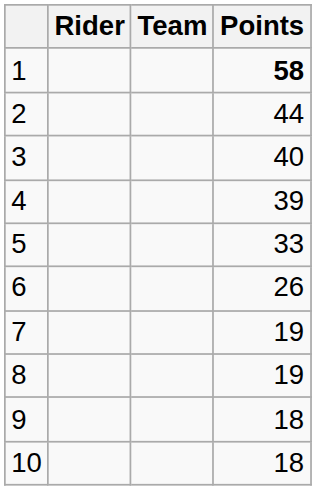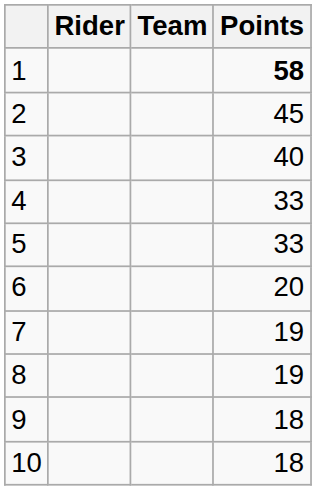(289, 113) 44 -> (289, 113) 45
(289, 200) 39 -> (289, 200) 33
(289, 288) 26 -> (289, 288) 20
